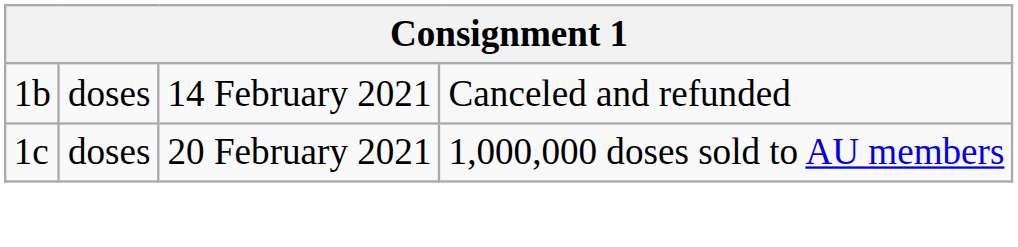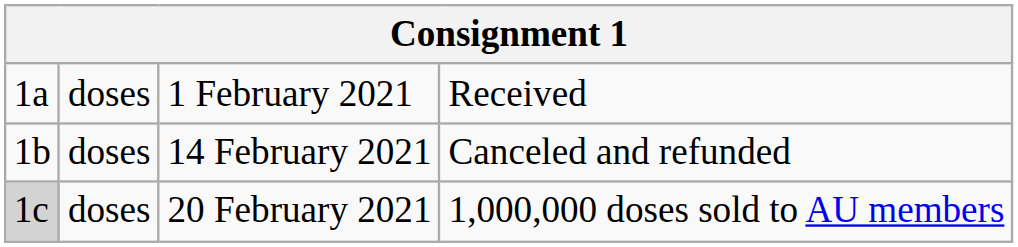+ row: (290, 92)
(31, 151) no background -> (31, 210) lightgrey background
